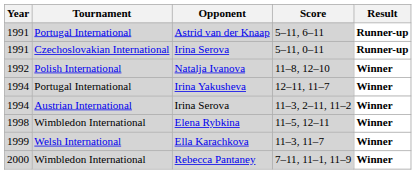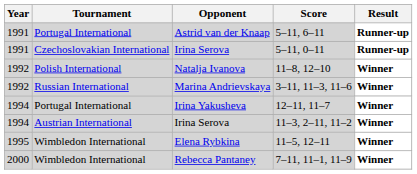+ row: (314, 87)
(18, 123) 1998 -> (18, 142) 1995
- row: (299, 142)
